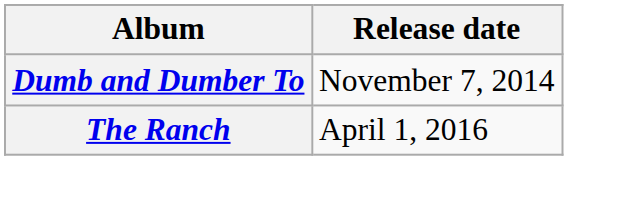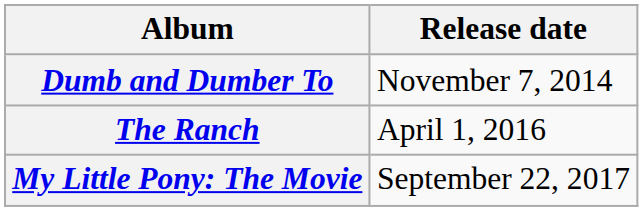+ row: (187, 179)
